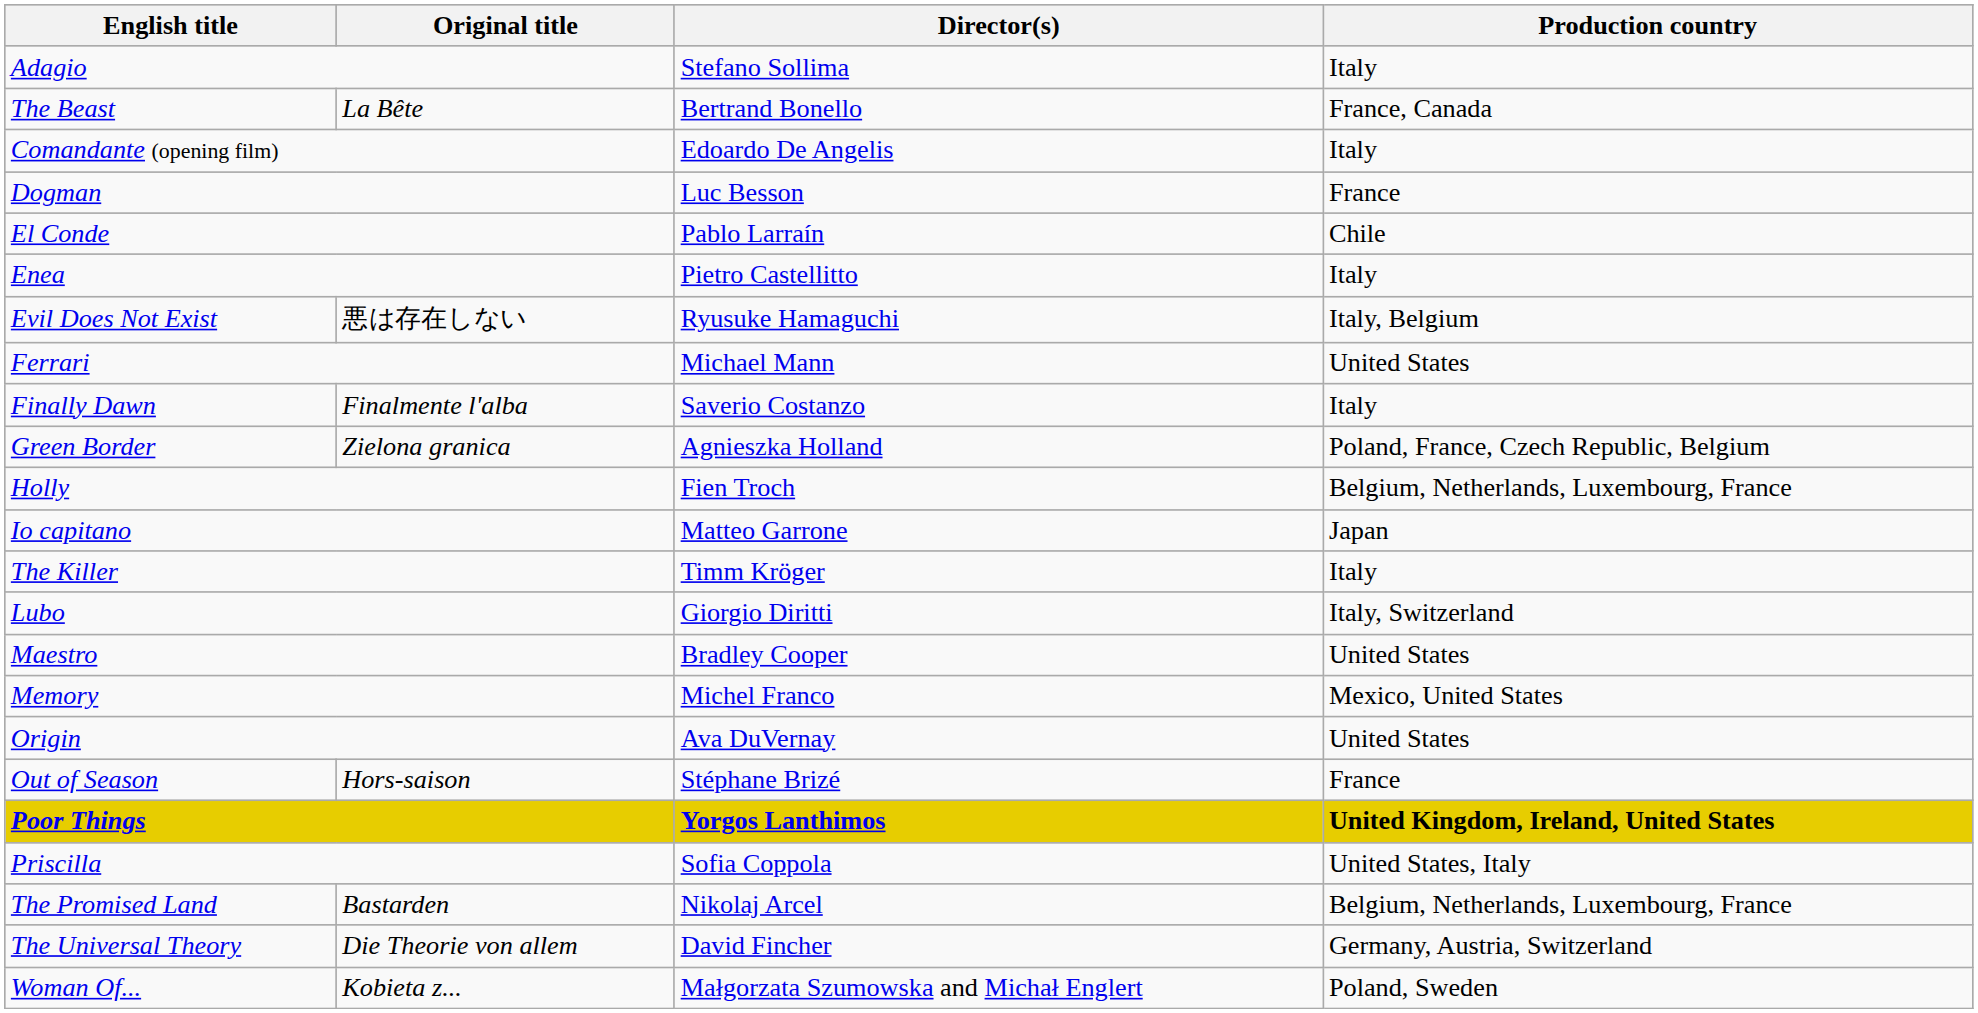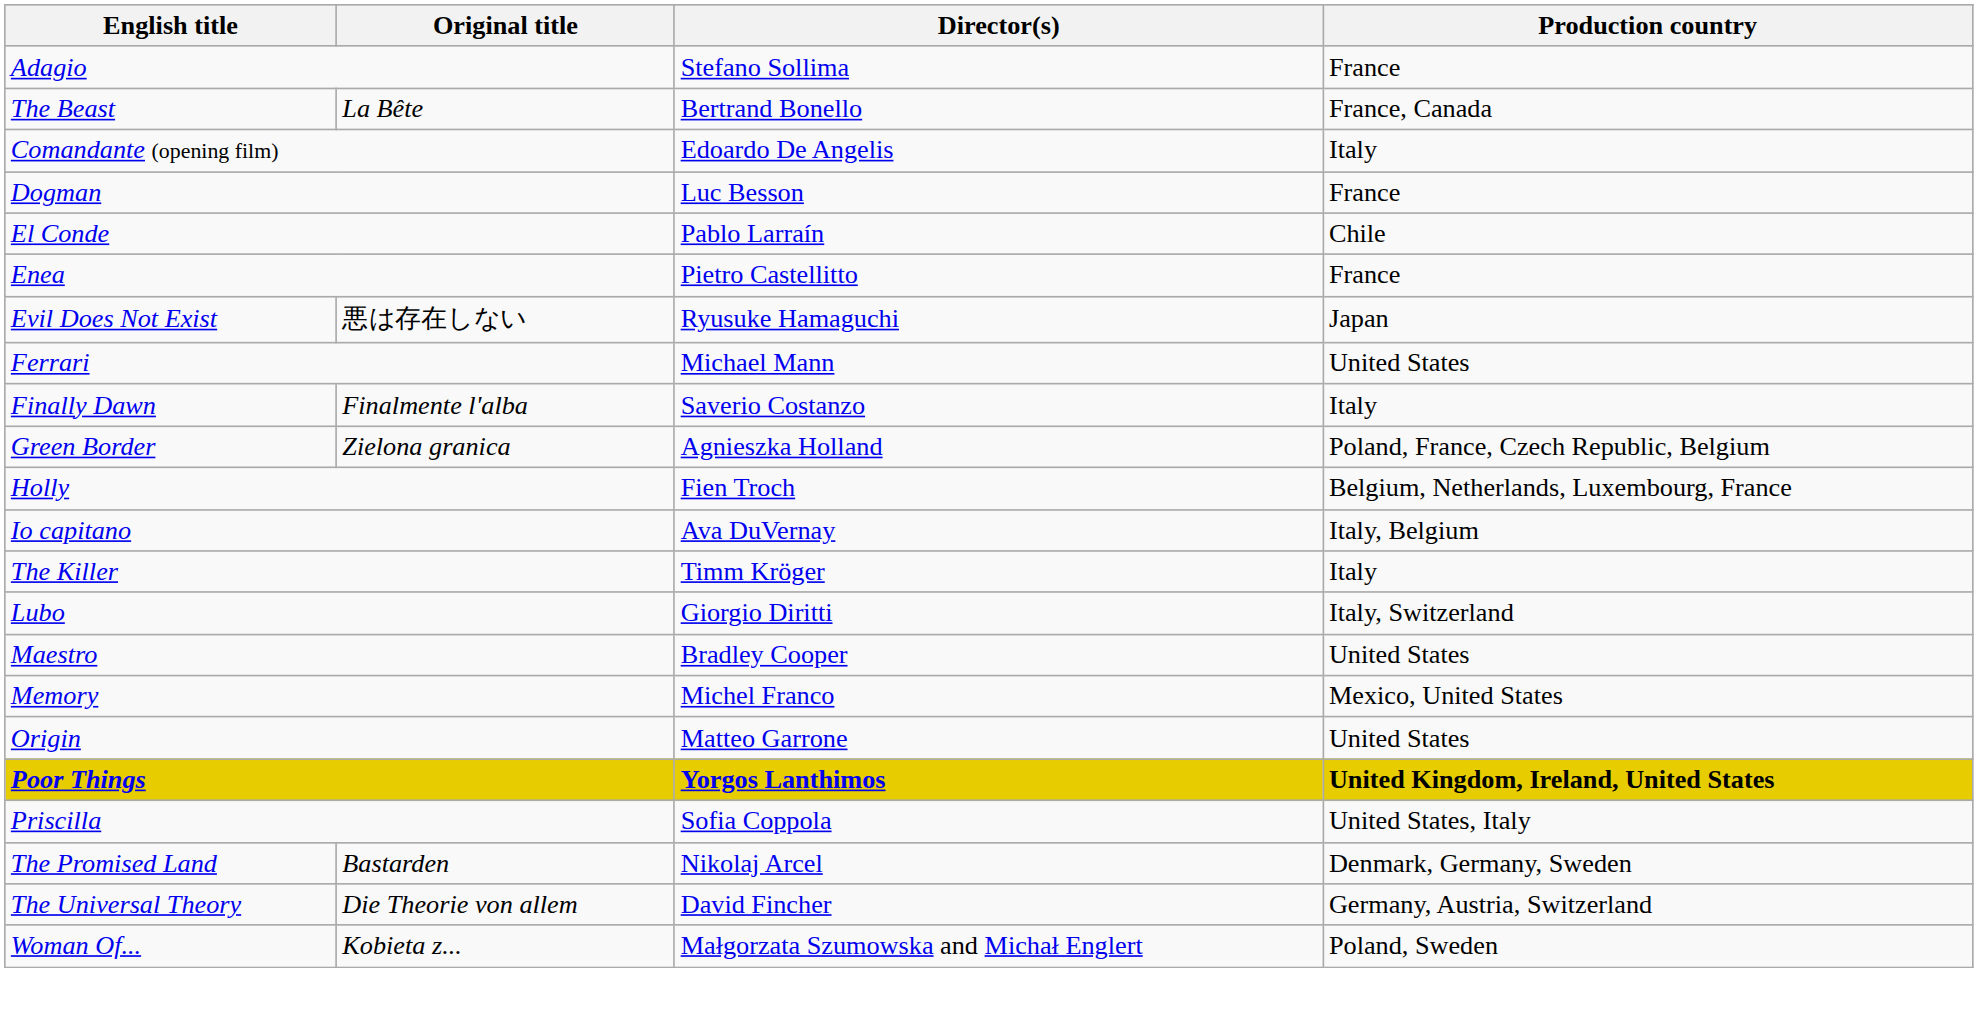(1353, 66) Italy -> (1365, 66) France
(1353, 274) Italy -> (1365, 274) France
(1404, 319) Italy, Belgium -> (1359, 319) Japan
(764, 529) Matteo Garrone -> (758, 529) Ava DuVernay
(1359, 529) Japan -> (1404, 529) Italy, Belgium
(758, 737) Ava DuVernay -> (764, 737) Matteo Garrone
- row: (84, 779)
(1560, 904) Belgium, Netherlands, Luxembourg, France -> (1480, 862) Denmark, Germany, Sweden
